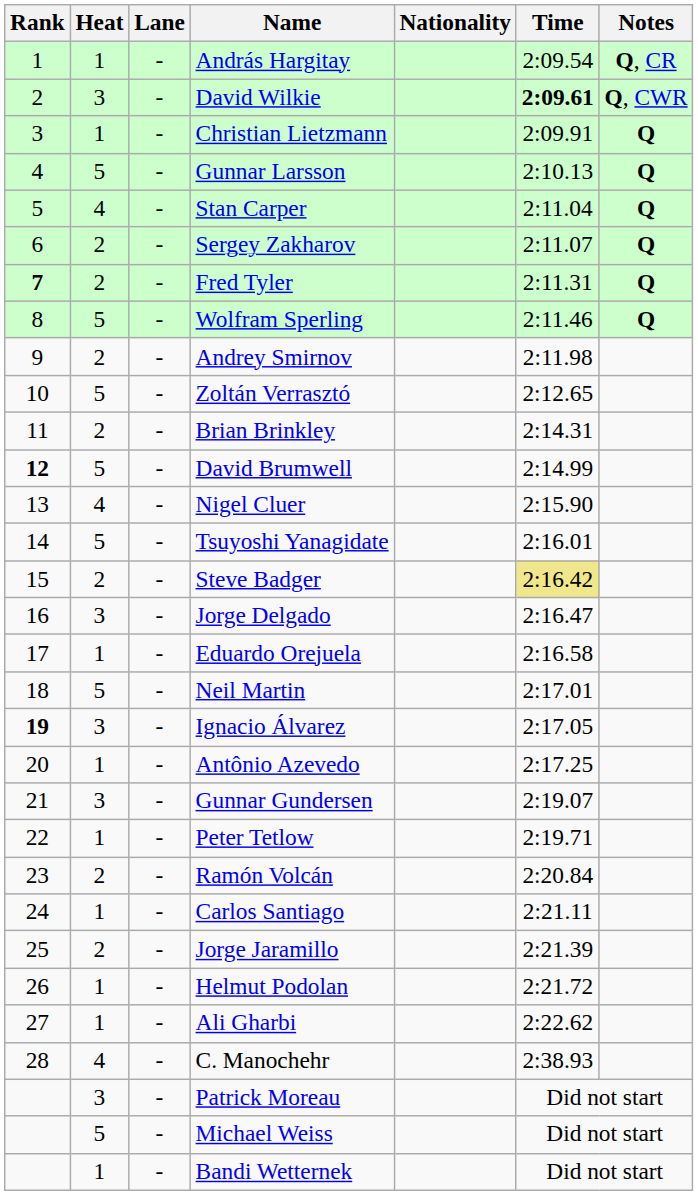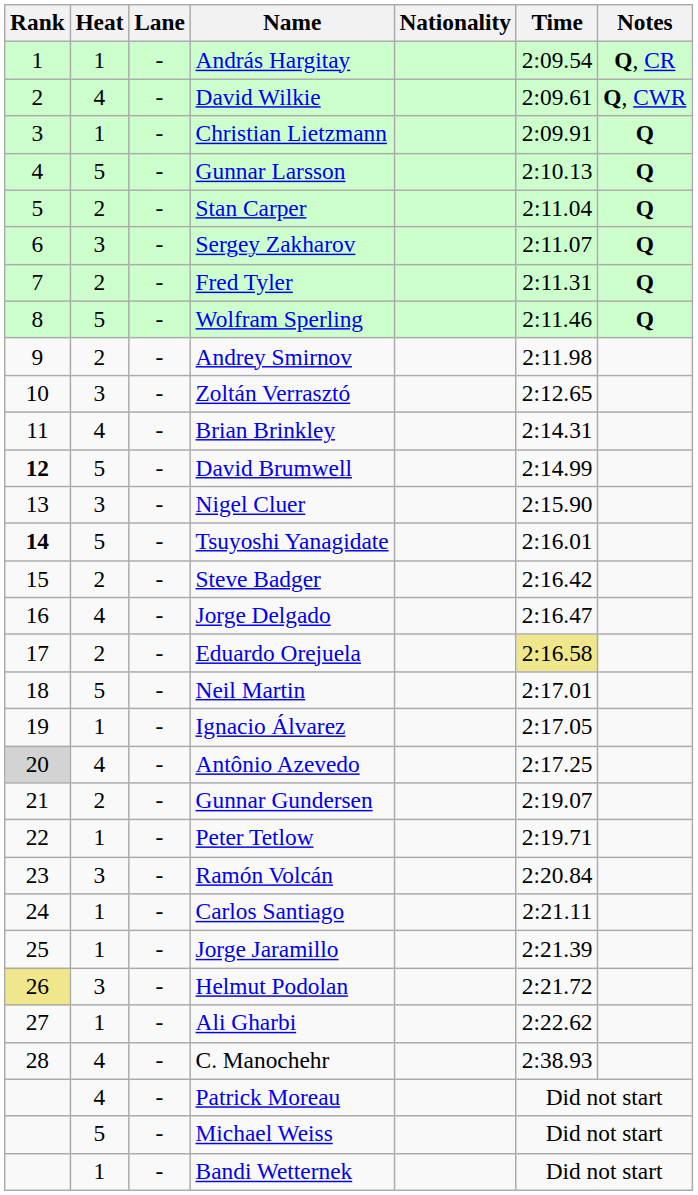(99, 97) 3 -> (99, 97) 4
(558, 97) bold -> (557, 97) normal
(99, 208) 4 -> (99, 208) 2
(99, 245) 2 -> (99, 245) 3
(37, 282) bold -> (37, 282) normal
(99, 393) 5 -> (99, 393) 3
(99, 430) 2 -> (99, 430) 4
(99, 504) 4 -> (99, 504) 3
(37, 541) normal -> (37, 541) bold
(558, 578) khaki background -> (557, 578) no background
(99, 615) 3 -> (99, 615) 4
(99, 652) 1 -> (99, 652) 2
(558, 652) no background -> (557, 652) khaki background
(37, 726) bold -> (37, 726) normal
(99, 726) 3 -> (99, 726) 1
(37, 763) no background -> (37, 763) lightgrey background
(99, 763) 1 -> (99, 763) 4
(99, 801) 3 -> (99, 801) 2
(99, 875) 2 -> (99, 875) 3
(99, 949) 2 -> (99, 949) 1
(37, 986) no background -> (37, 986) khaki background
(99, 986) 1 -> (99, 986) 3
(99, 1097) 3 -> (99, 1097) 4
